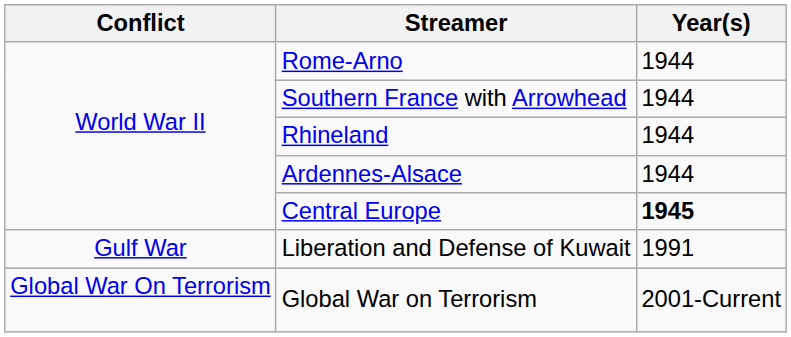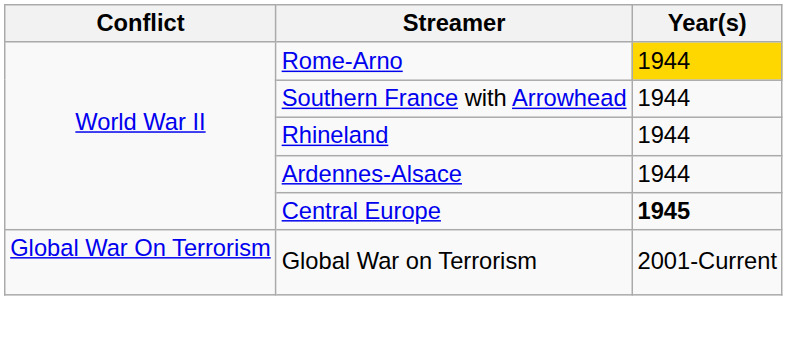(668, 60) no background -> (664, 60) gold background
- row: (456, 248)
